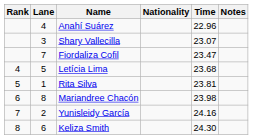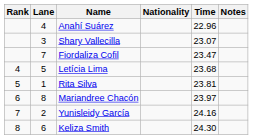(205, 98) 23.98 -> (205, 98) 23.97
